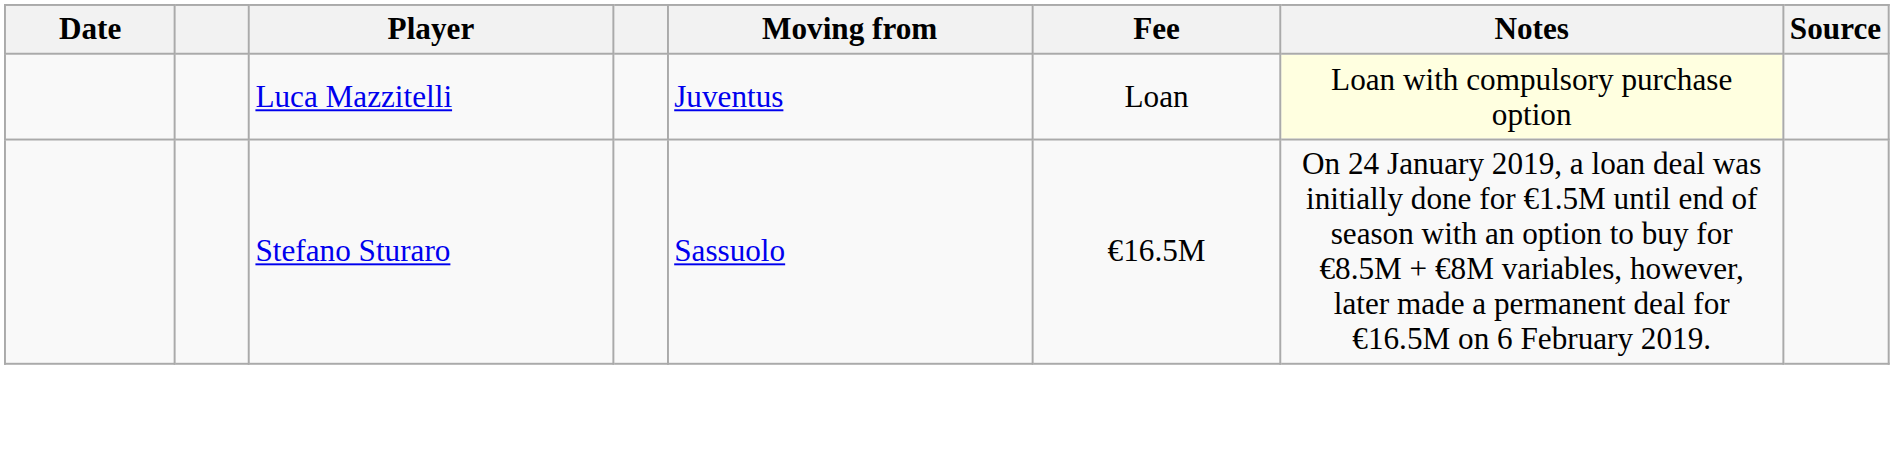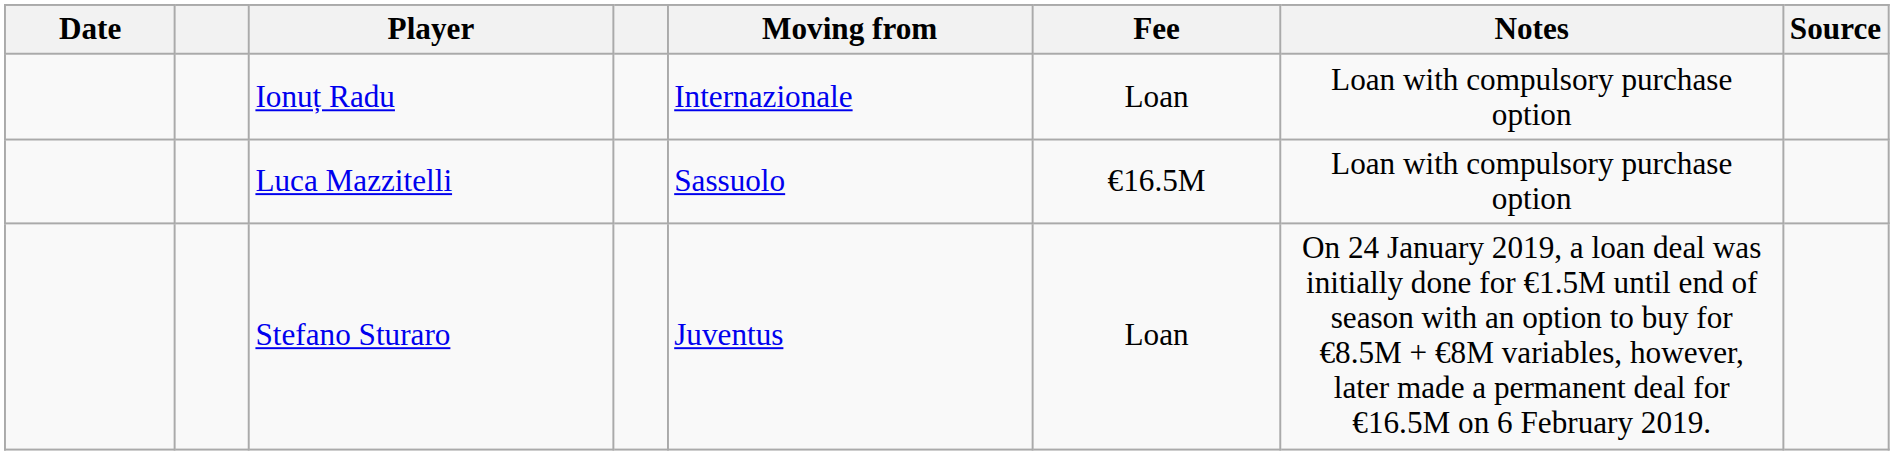+ row: (325, 96)
(729, 96) Juventus -> (730, 180) Sassuolo
(1157, 96) Loan -> (1157, 180) €16.5M
(1532, 96) lightyellow background -> (1532, 180) no background
(730, 251) Sassuolo -> (729, 335) Juventus
(1157, 251) €16.5M -> (1157, 335) Loan
